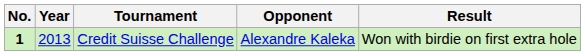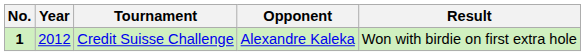(54, 39) 2013 -> (54, 39) 2012
